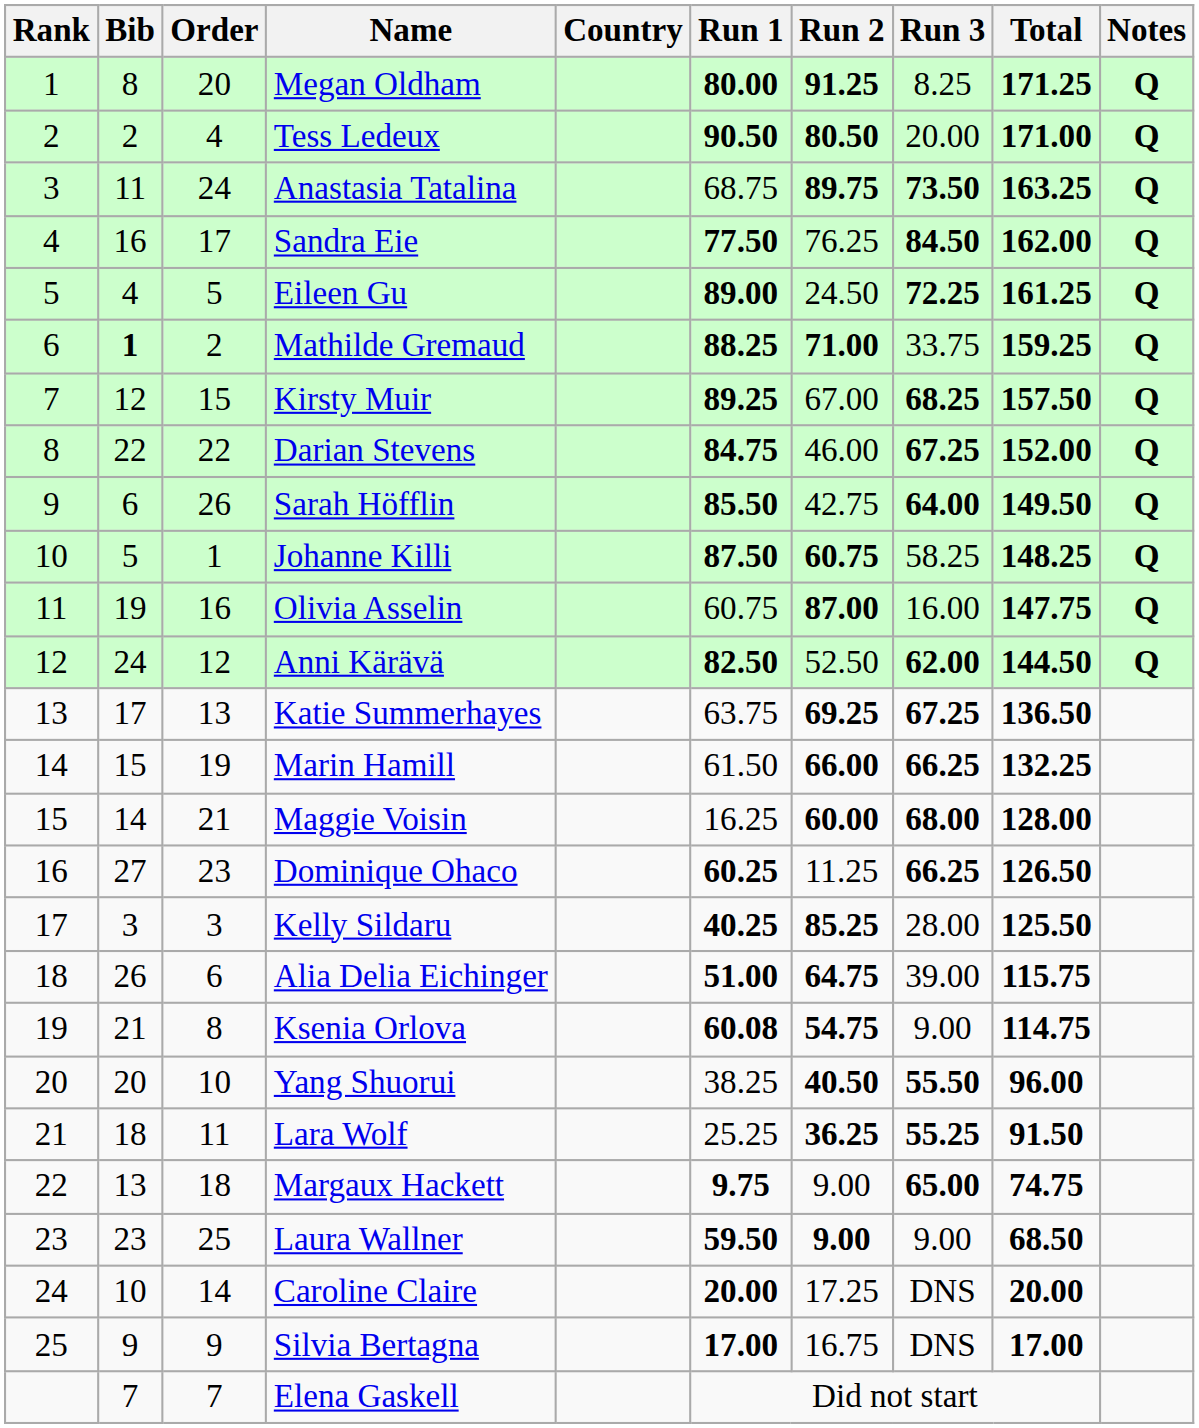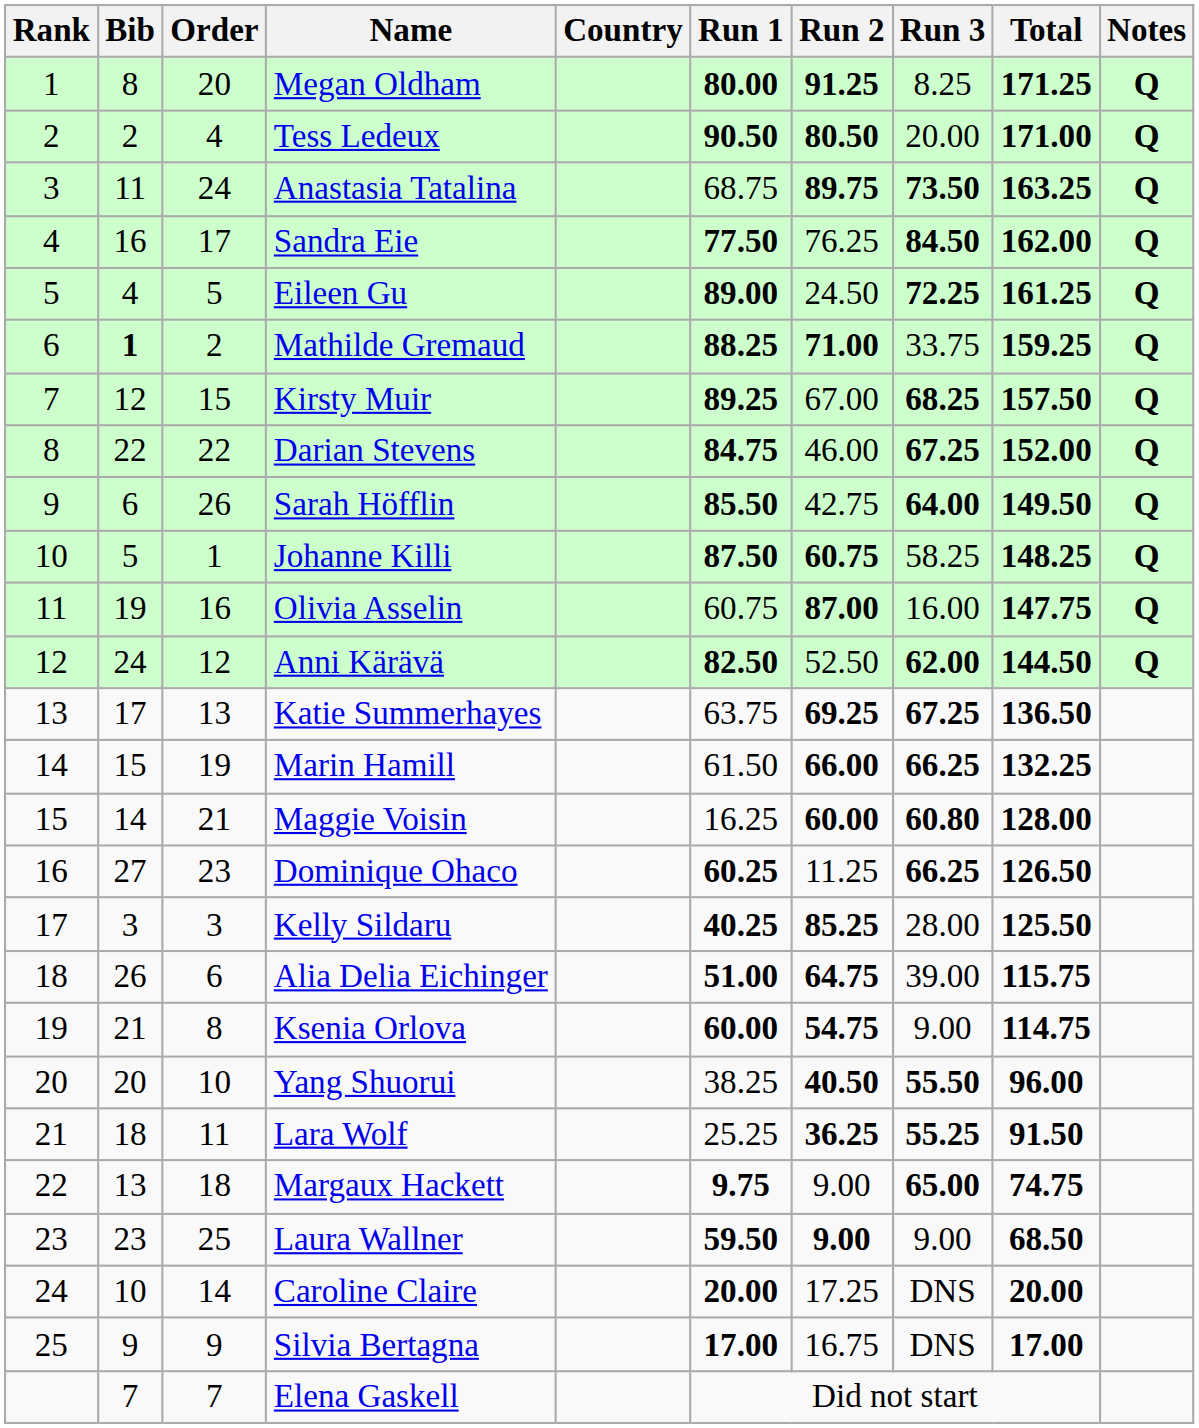(943, 818) 68.00 -> (943, 818) 60.80
(741, 1028) 60.08 -> (741, 1028) 60.00
